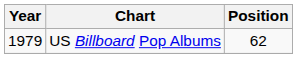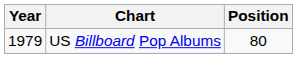(258, 41) 62 -> (258, 41) 80
